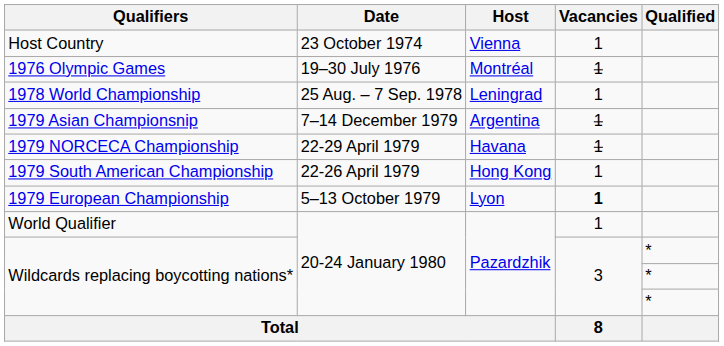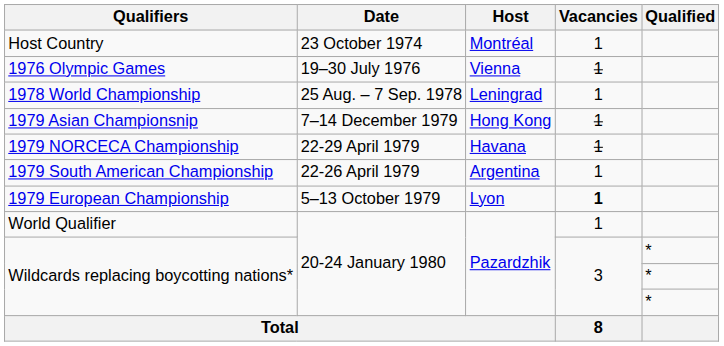(495, 43) Vienna -> (501, 43) Montréal
(501, 69) Montréal -> (495, 69) Vienna
(505, 120) Argentina -> (511, 120) Hong Kong
(511, 172) Hong Kong -> (505, 172) Argentina
